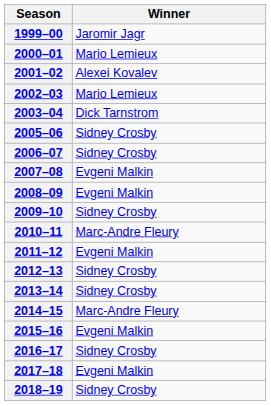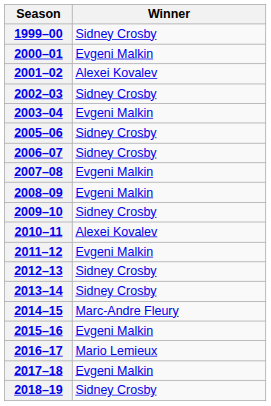(110, 34) Jaromir Jagr -> (116, 34) Sidney Crosby
(116, 53) Mario Lemieux -> (114, 53) Evgeni Malkin
(116, 93) Mario Lemieux -> (116, 93) Sidney Crosby
(117, 113) Dick Tarnstrom -> (114, 113) Evgeni Malkin
(127, 232) Marc-Andre Fleury -> (116, 232) Alexei Kovalev
(116, 350) Sidney Crosby -> (116, 350) Mario Lemieux
